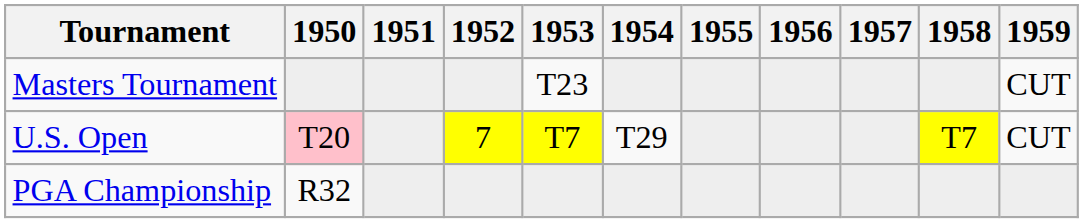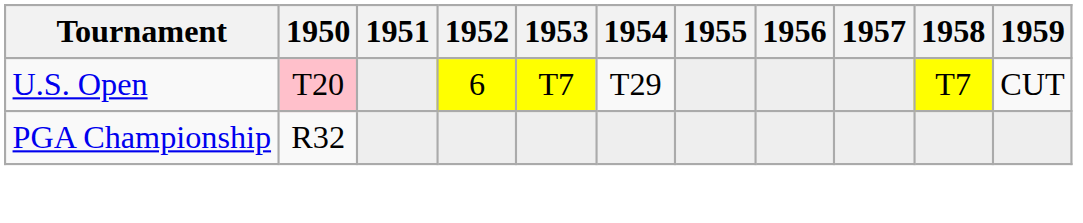- row: (145, 84)
(483, 137) 7 -> (477, 84) 6
